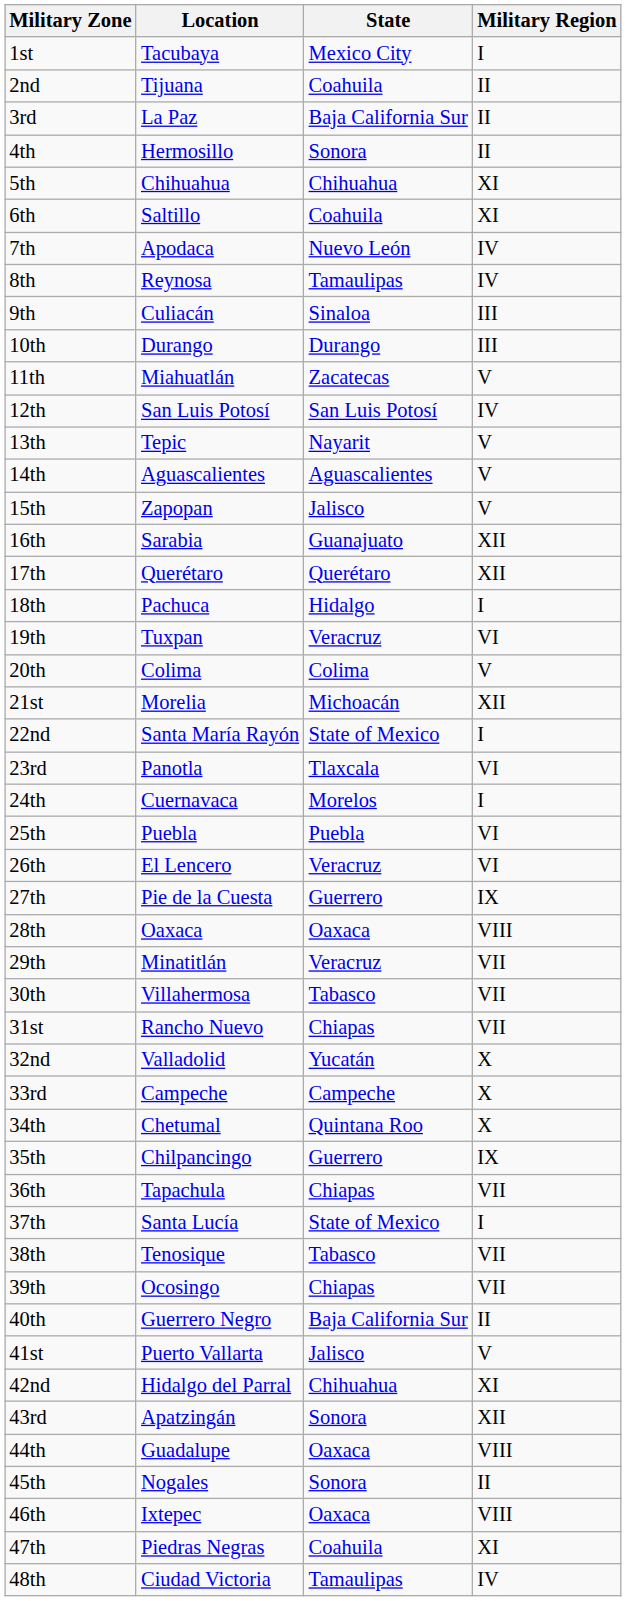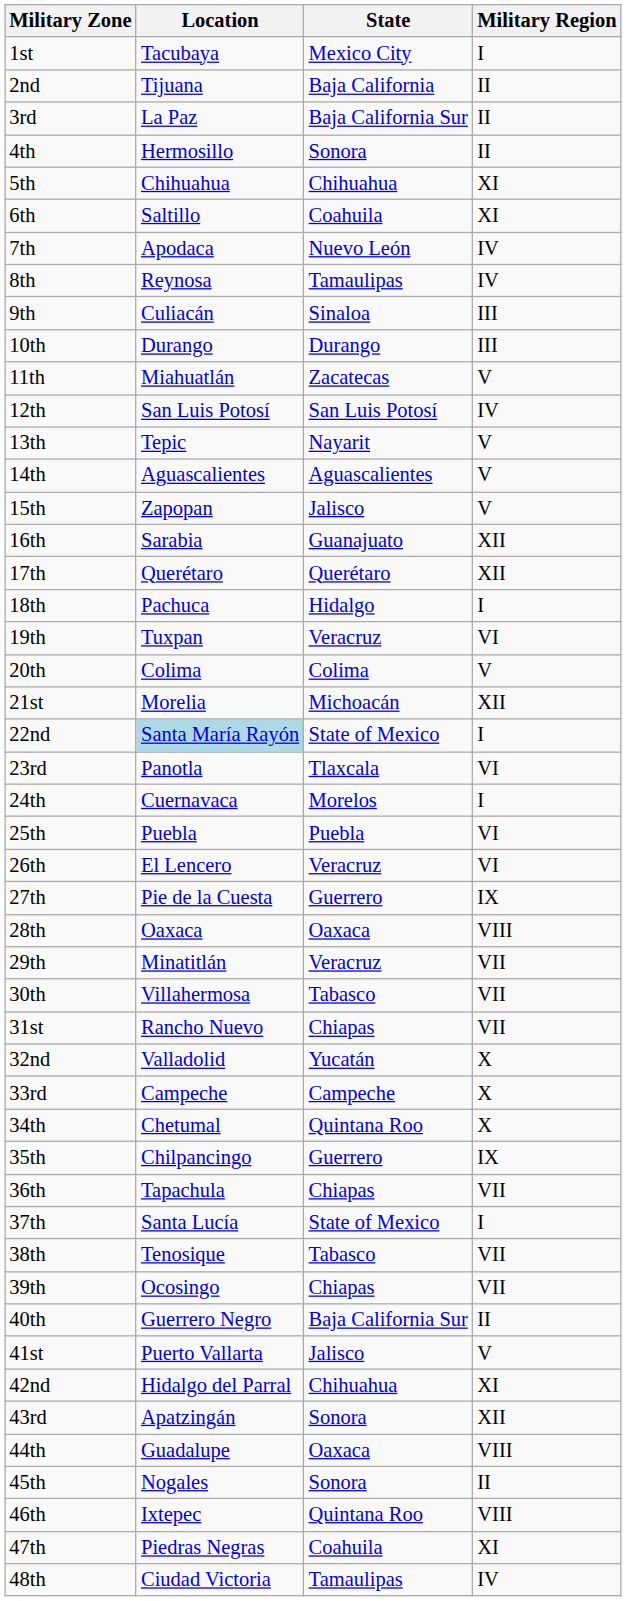(346, 85) Coahuila -> (371, 85) Baja California
(220, 735) no background -> (220, 735) lightblue background
(339, 1514) Oaxaca -> (366, 1514) Quintana Roo
